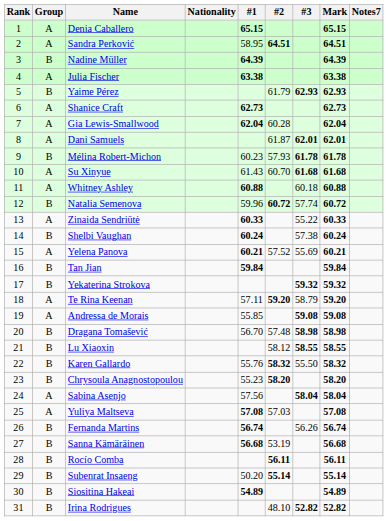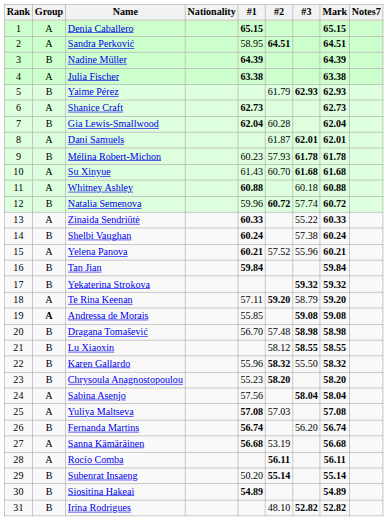(49, 124) A -> (49, 124) B
(306, 252) 55.69 -> (306, 252) 55.96
(49, 316) normal -> (49, 316) bold
(252, 364) 55.76 -> (252, 364) 55.96
(306, 428) 56.26 -> (306, 428) 56.20
(49, 444) B -> (49, 444) A
(49, 460) B -> (49, 460) A
